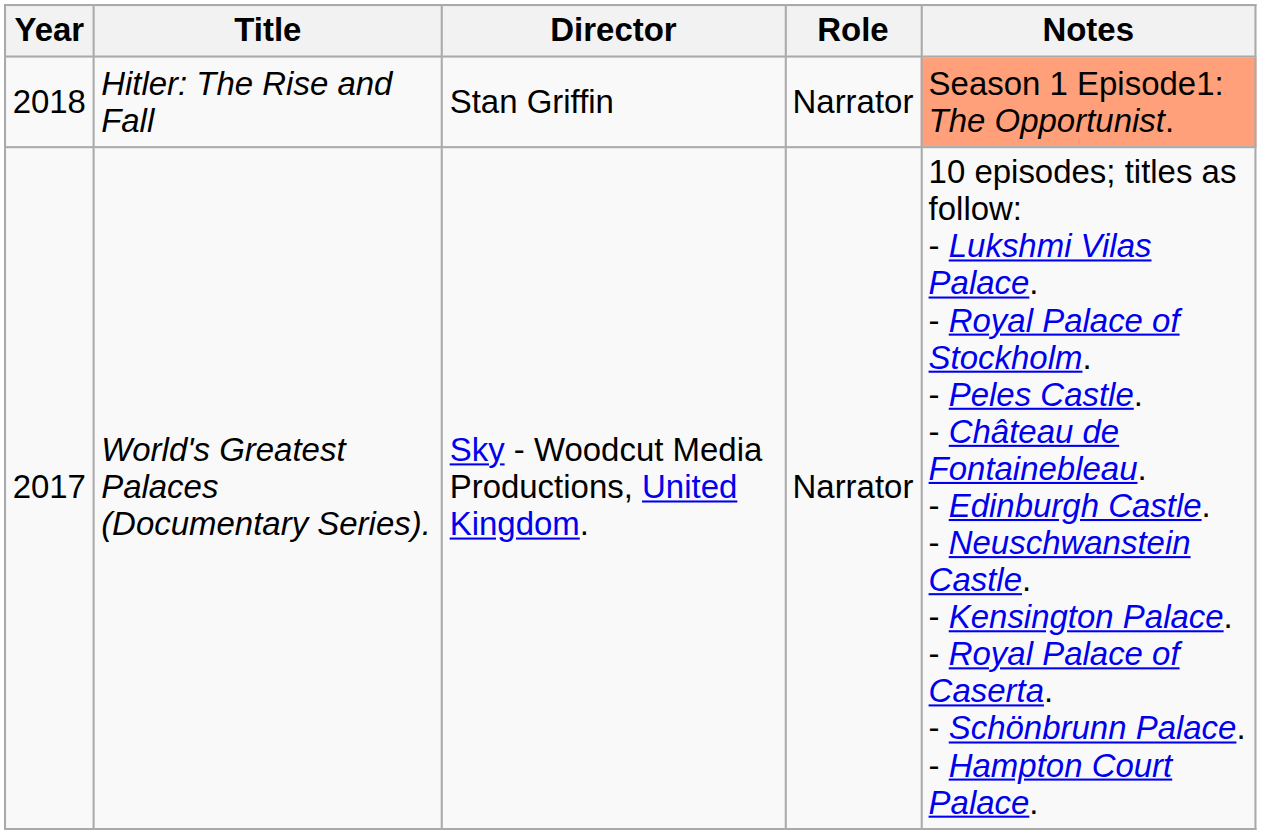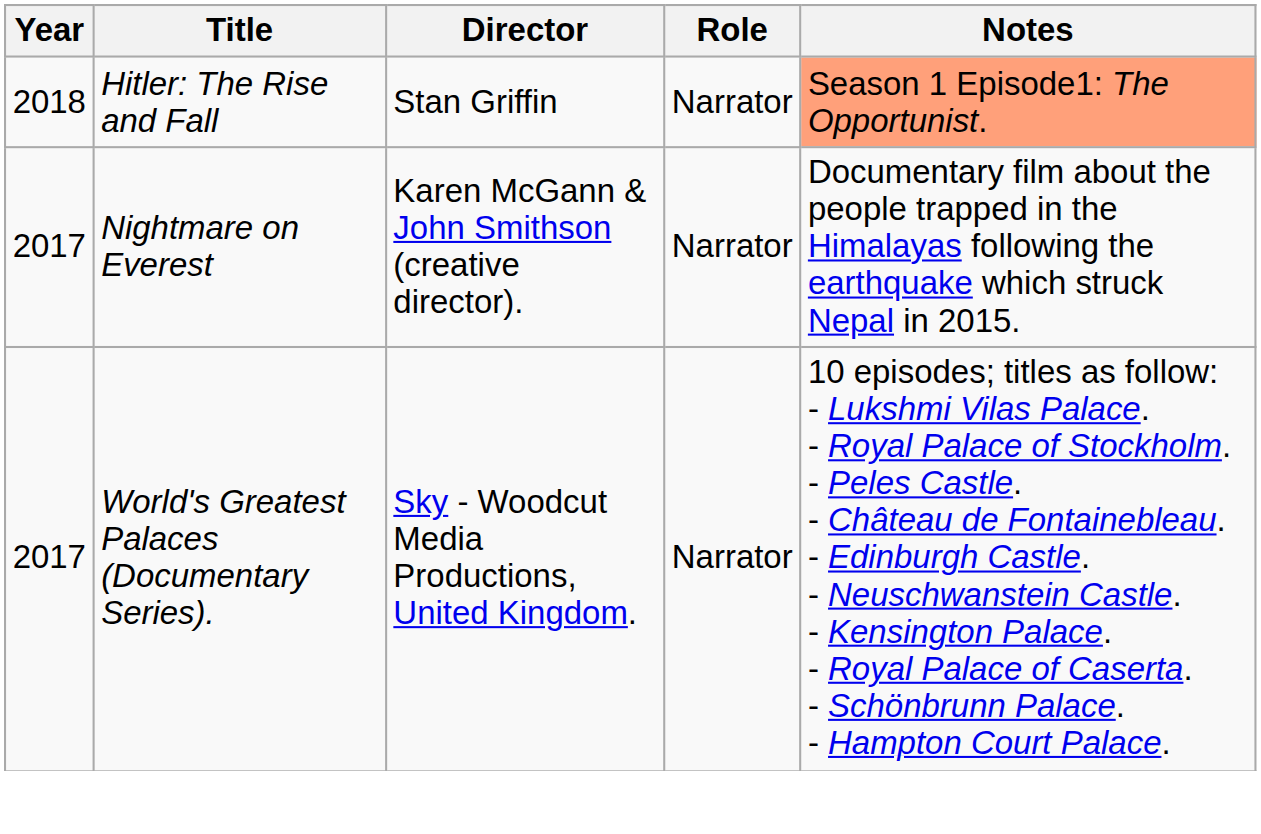+ row: (200, 246)
